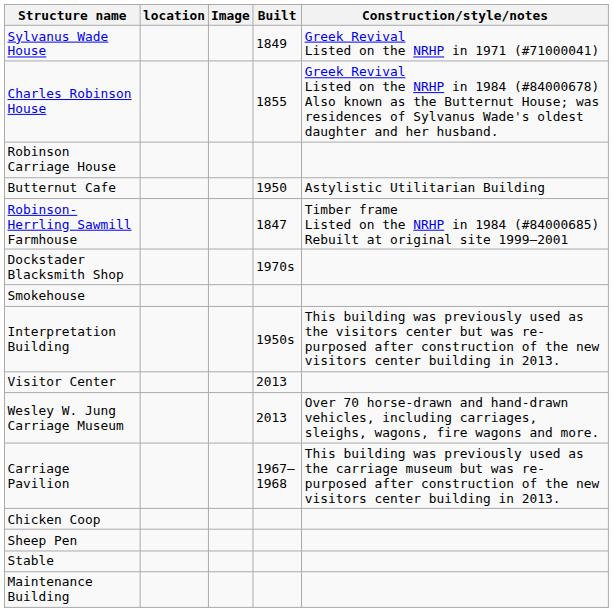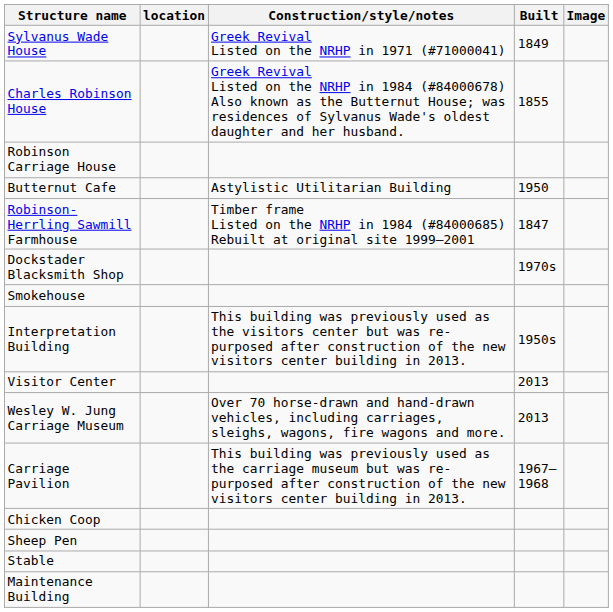columns swapped: (230, 15) <-> (455, 15)
